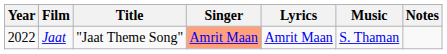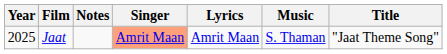columns swapped: (130, 15) <-> (422, 15)
(22, 37) 2022 -> (22, 37) 2025
